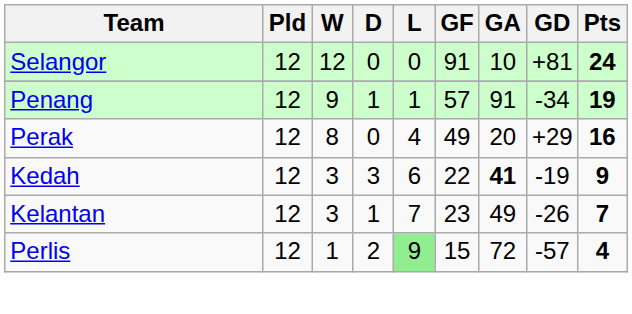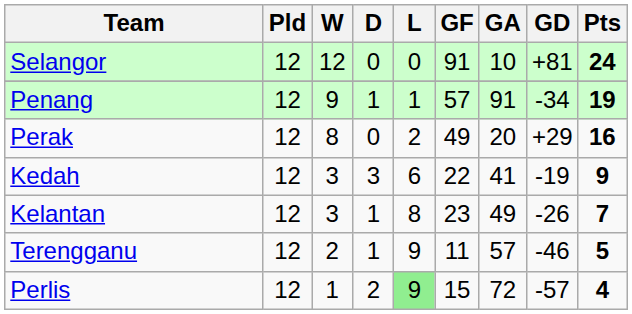(414, 137) 4 -> (414, 137) 2
(503, 175) bold -> (503, 175) normal
(414, 213) 7 -> (414, 213) 8
+ row: (74, 251)
